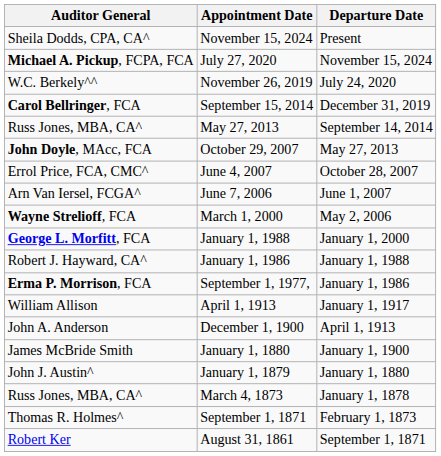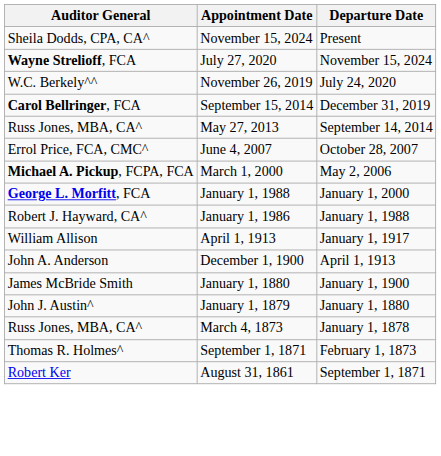(101, 60) Michael A. Pickup, FCPA, FCA -> (72, 60) Wayne Strelioff, FCA
- row: (249, 149)
- row: (236, 194)
(72, 216) Wayne Strelioff, FCA -> (101, 171) Michael A. Pickup, FCPA, FCA
- row: (255, 283)
